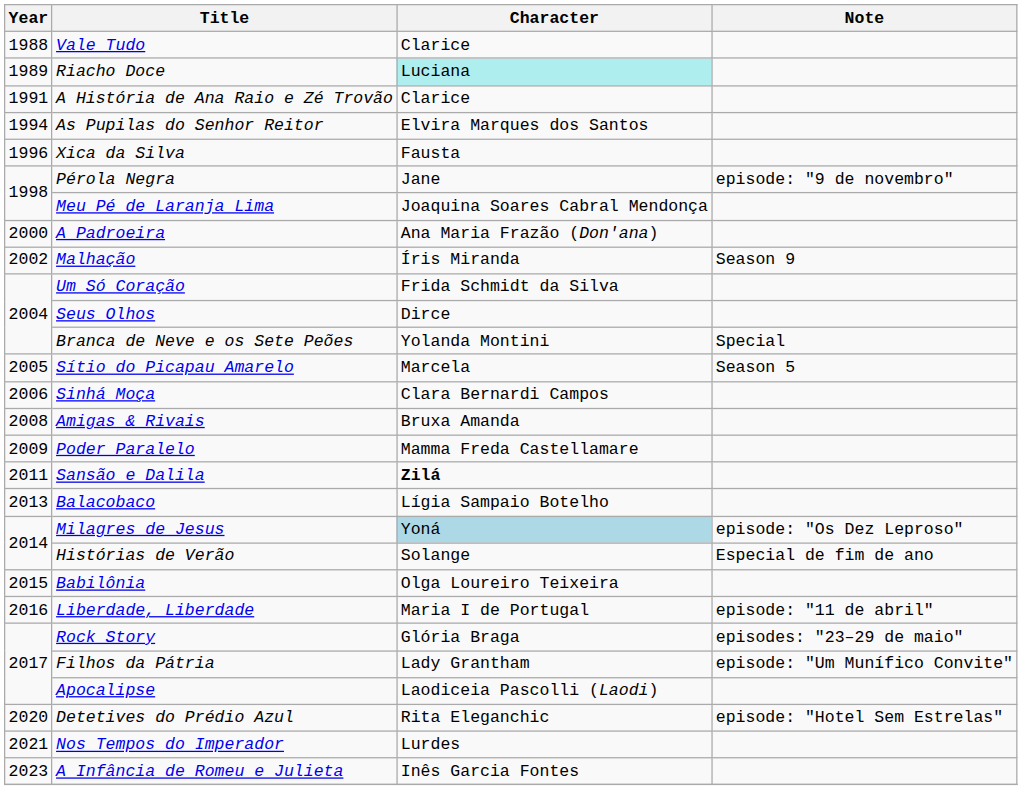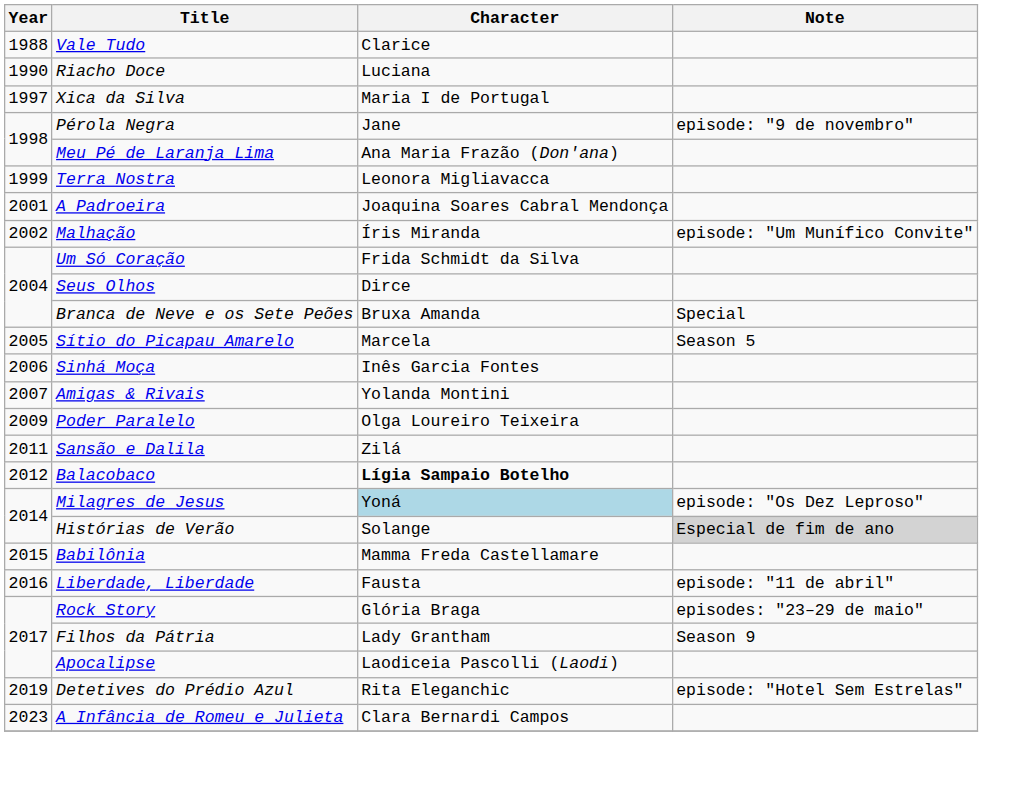(28, 72) 1989 -> (28, 72) 1990
(435, 72) paleturquoise background -> (396, 72) no background
- row: (225, 99)
- row: (190, 126)
(28, 153) 1996 -> (28, 99) 1997
(431, 153) Fausta -> (455, 99) Maria I de Portugal
(554, 206) Joaquina Soares Cabral Mendonça -> (490, 153) Ana Maria Frazão (Don'ana)
+ row: (116, 180)
(28, 233) 2000 -> (28, 206) 2001
(530, 233) Ana Maria Frazão (Don'ana) -> (515, 206) Joaquina Soares Cabral Mendonça
(755, 260) Season 9 -> (825, 233) episode: "Um Munífico Convite"
(475, 341) Yolanda Montini -> (421, 314) Bruxa Amanda
(505, 395) Clara Bernardi Campos -> (450, 368) Inês Garcia Fontes
(28, 422) 2008 -> (28, 395) 2007
(460, 422) Bruxa Amanda -> (435, 395) Yolanda Montini
(520, 449) Mamma Freda Castellamare -> (470, 422) Olga Loureiro Teixeira
(421, 476) bold -> (381, 449) normal
(28, 502) 2013 -> (28, 476) 2012
(505, 502) normal -> (465, 476) bold
(825, 556) no background -> (785, 529) lightgrey background
(510, 583) Olga Loureiro Teixeira -> (480, 556) Mamma Freda Castellamare
(495, 610) Maria I de Portugal -> (391, 583) Fausta
(864, 664) episode: "Um Munífico Convite" -> (716, 637) Season 9
(28, 718) 2020 -> (28, 691) 2019
- row: (170, 745)
(490, 772) Inês Garcia Fontes -> (465, 718) Clara Bernardi Campos
